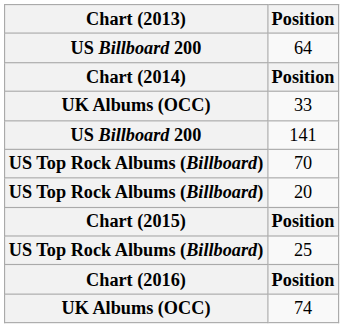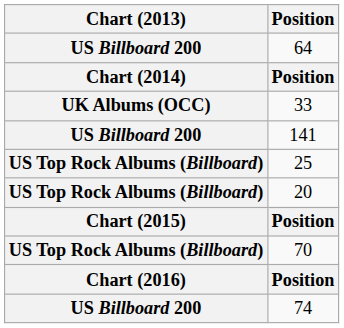rows swapped: (303, 250) <-> (303, 163)
(136, 308) UK Albums (OCC) -> (136, 308) US Billboard 200
